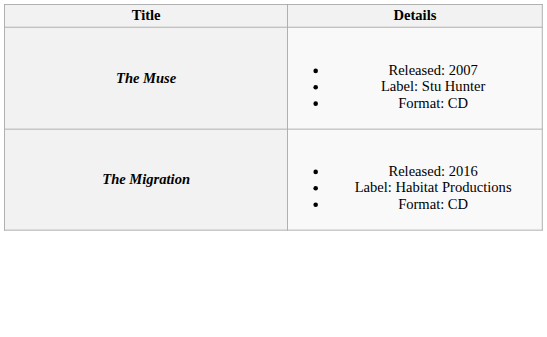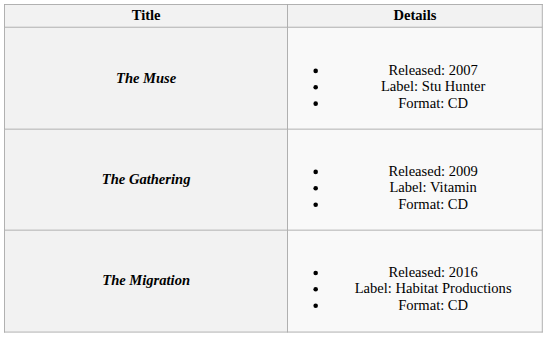+ row: (146, 179)
